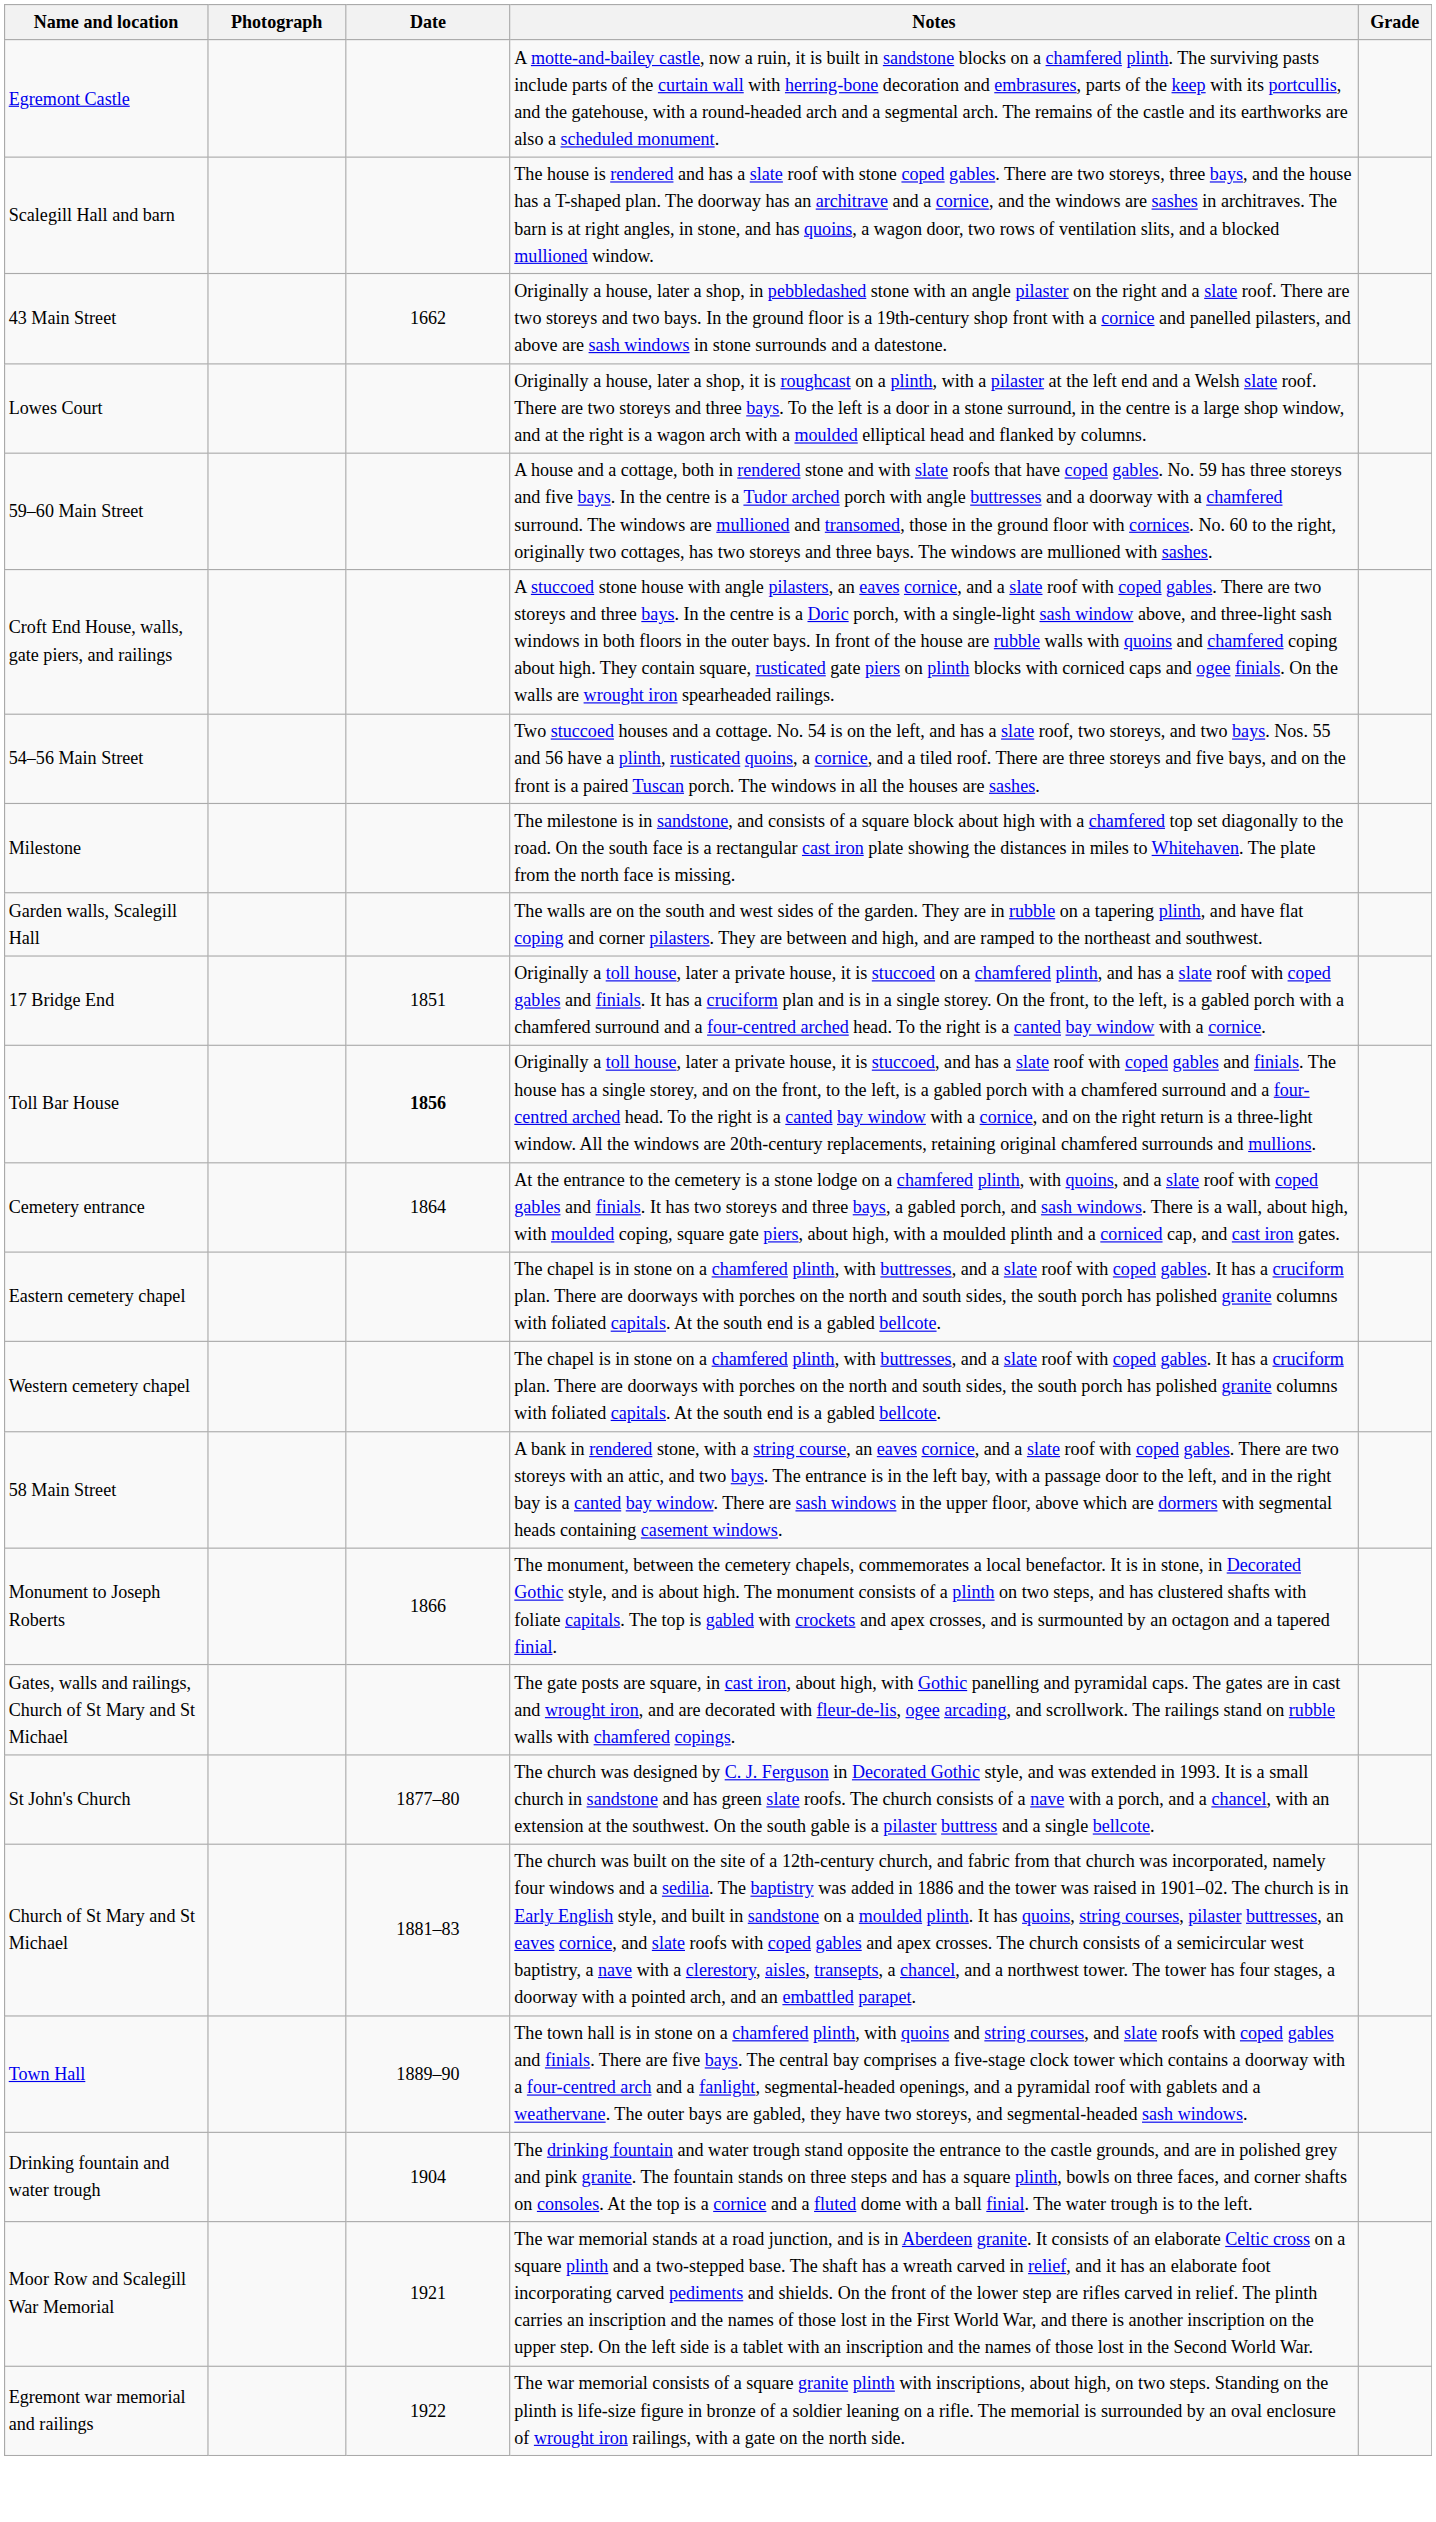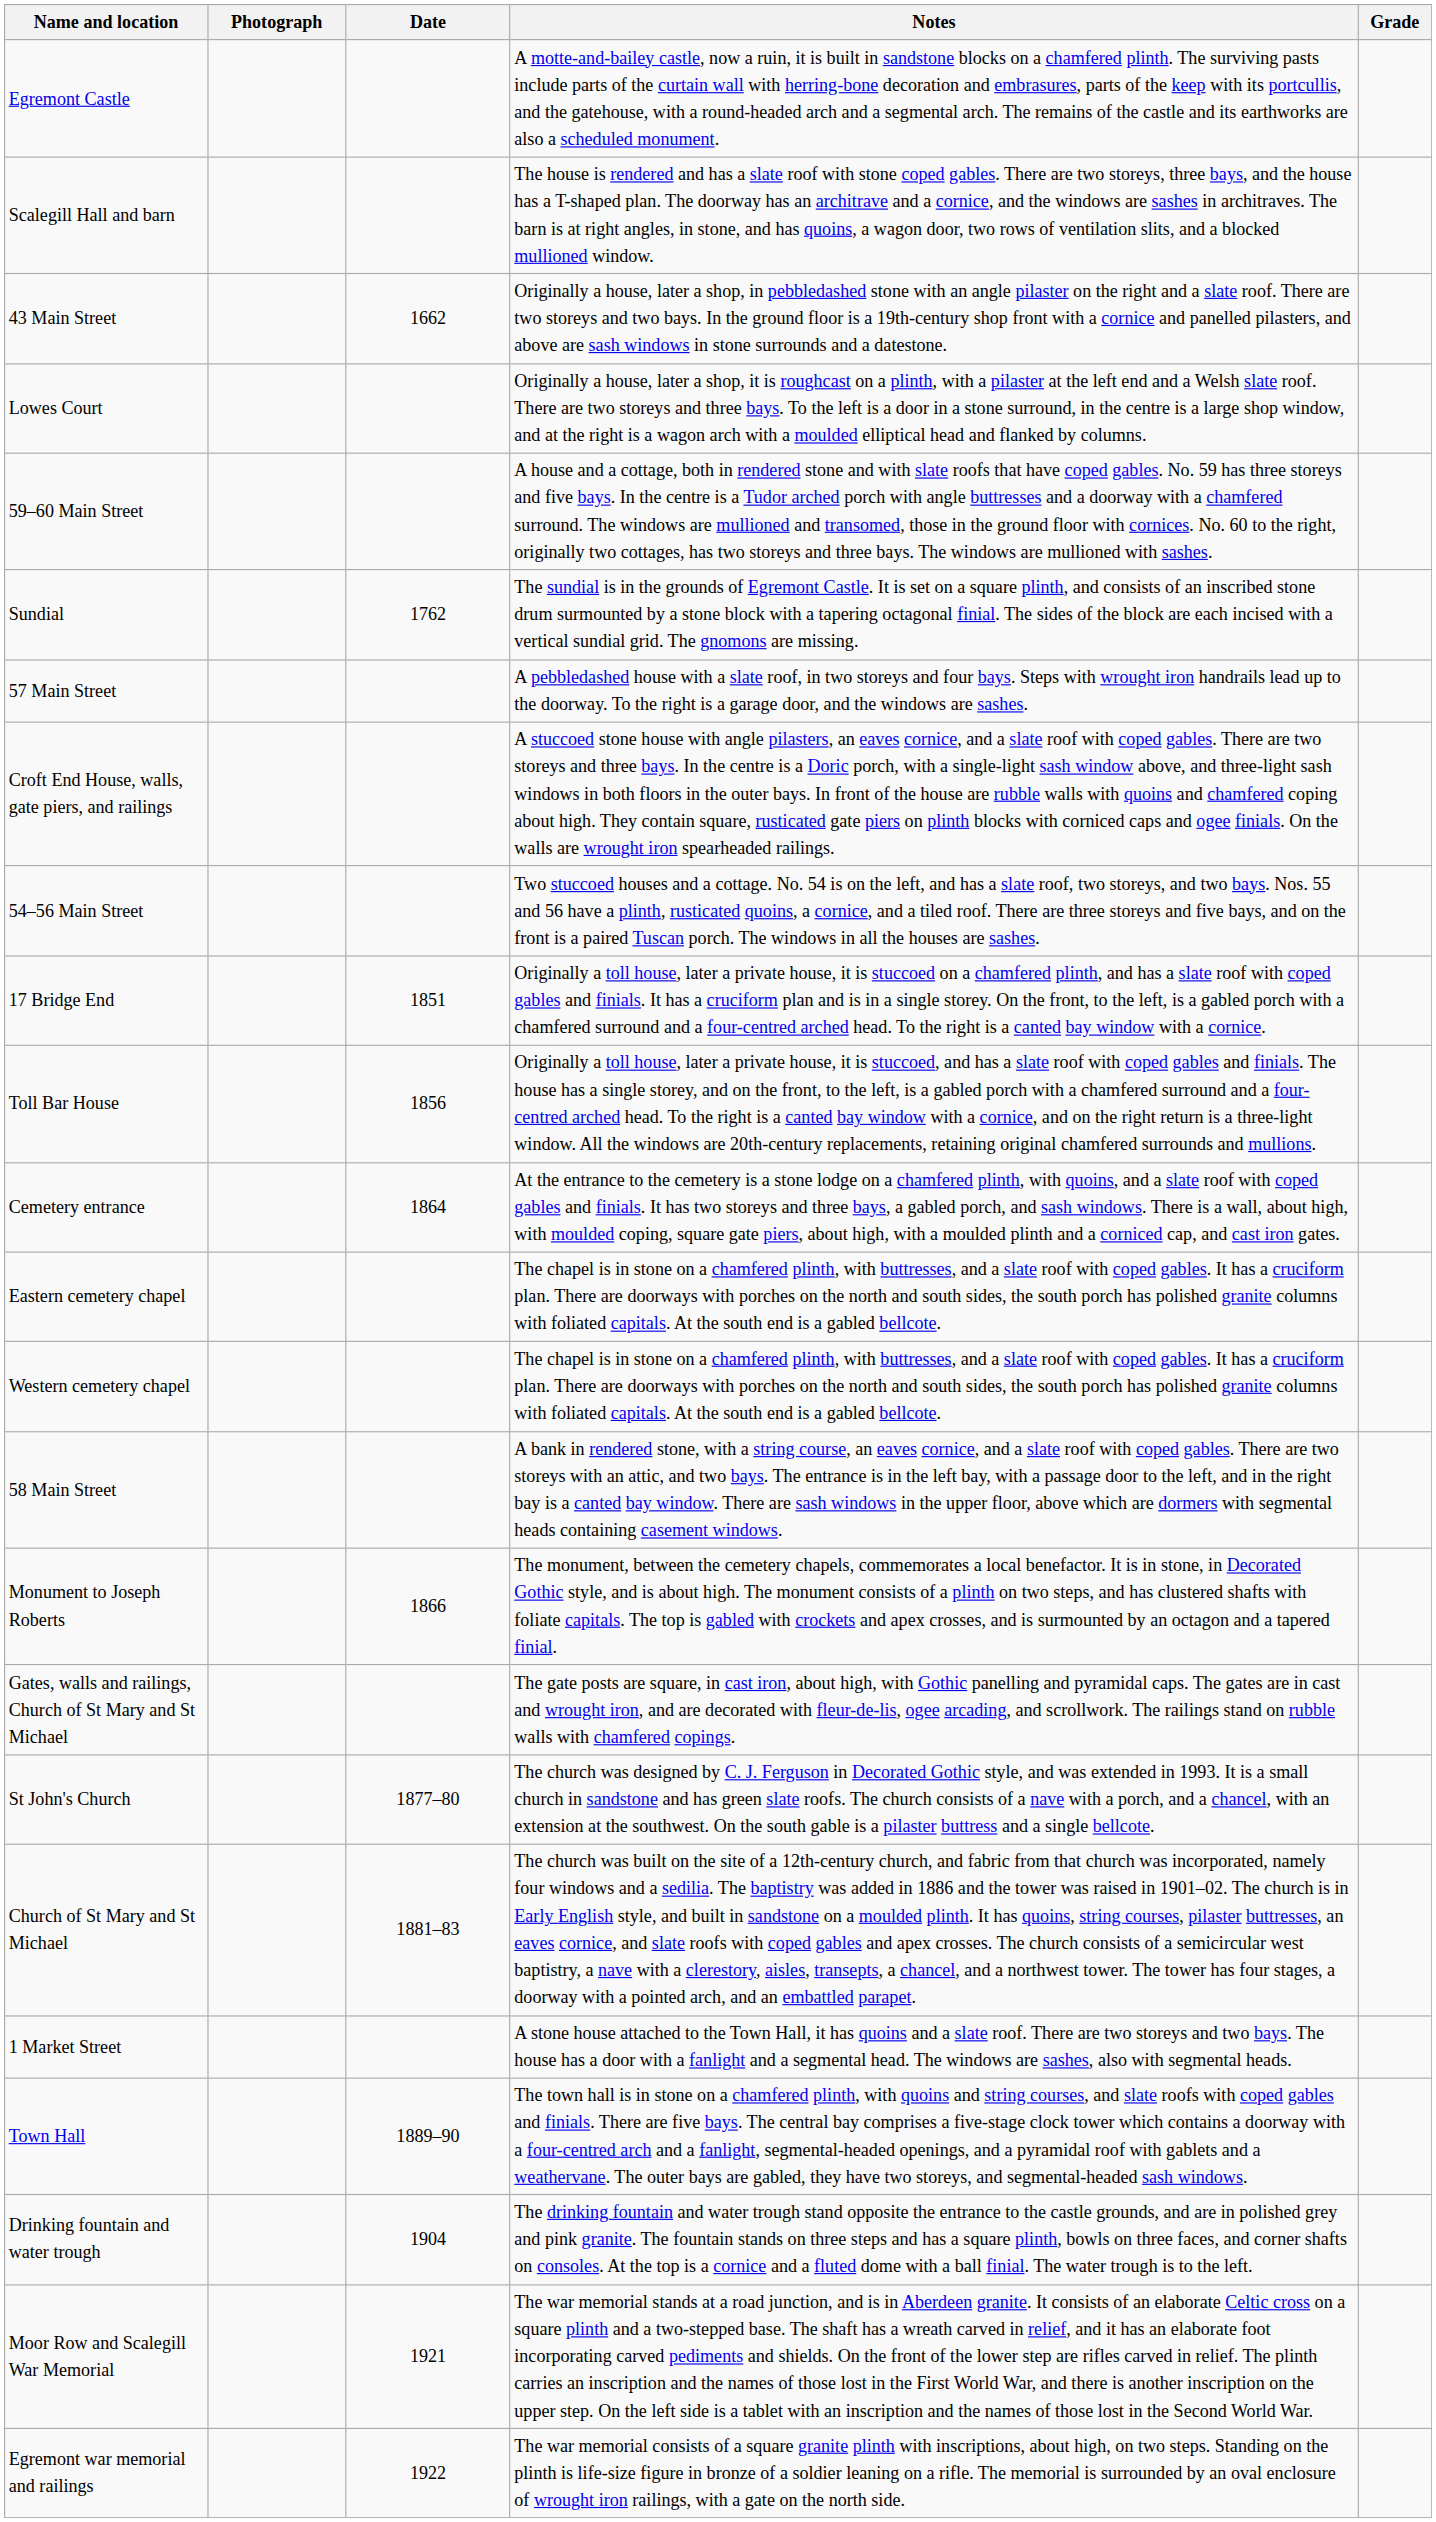+ row: (36, 614)
+ row: (62, 690)
- row: (45, 848)
- row: (93, 924)
(428, 1103) bold -> (428, 1103) normal
+ row: (65, 2046)
